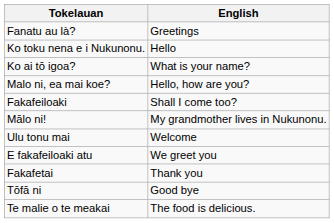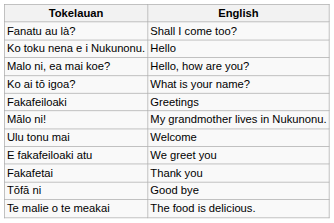(175, 31) Greetings -> (194, 31) Shall I come too?
rows swapped: (59, 84) <-> (41, 66)
(194, 102) Shall I come too? -> (175, 102) Greetings
